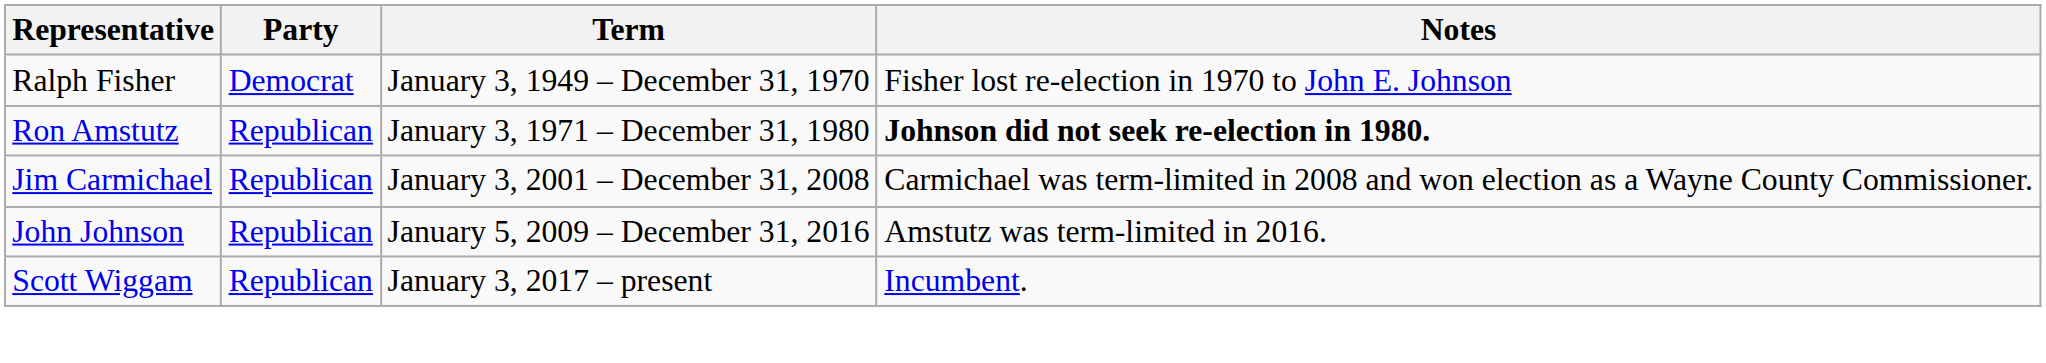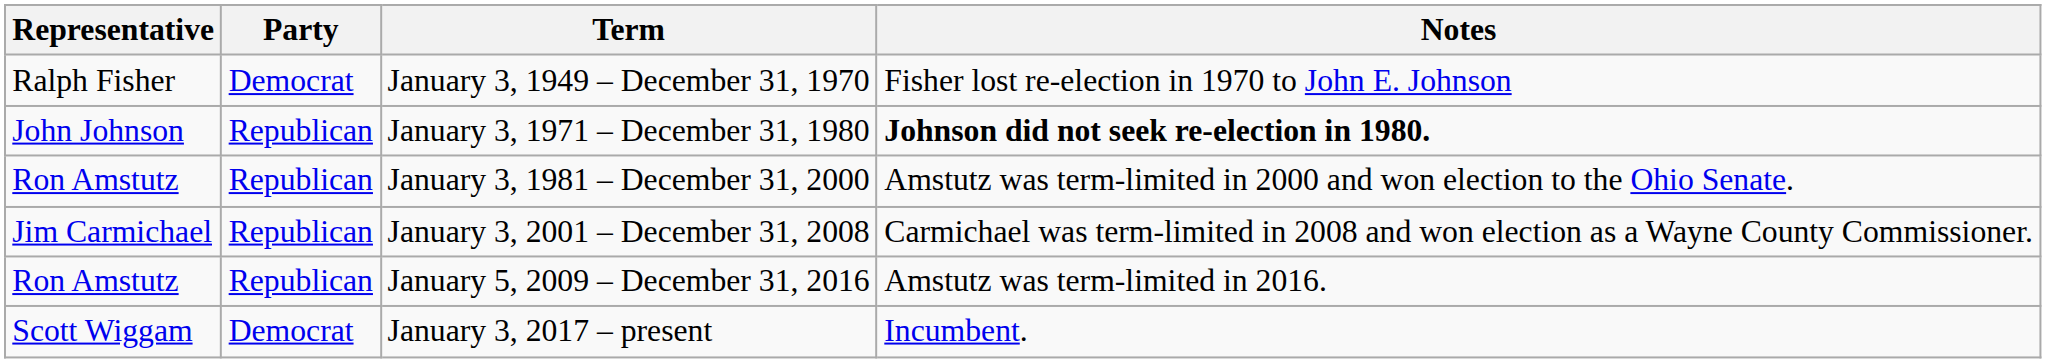(95, 130) Ron Amstutz -> (98, 130) John Johnson
+ row: (629, 180)
(98, 230) John Johnson -> (95, 280) Ron Amstutz
(301, 280) Republican -> (291, 331) Democrat
